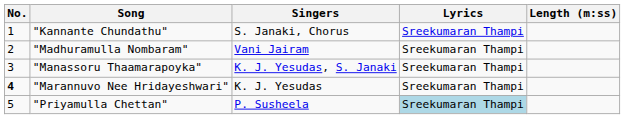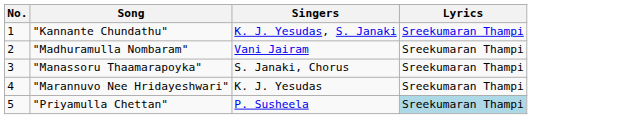- column: (573, 14)
(292, 32) S. Janaki, Chorus -> (316, 32) K. J. Yesudas, S. Janaki
(316, 68) K. J. Yesudas, S. Janaki -> (292, 68) S. Janaki, Chorus
(11, 86) bold -> (11, 86) normal
